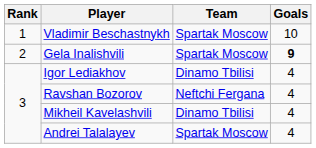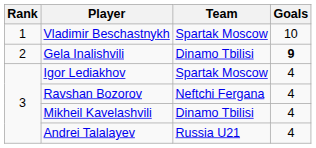(222, 53) Spartak Moscow -> (215, 53) Dinamo Tbilisi
(215, 73) Dinamo Tbilisi -> (222, 73) Spartak Moscow
(222, 133) Spartak Moscow -> (208, 133) Russia U21
